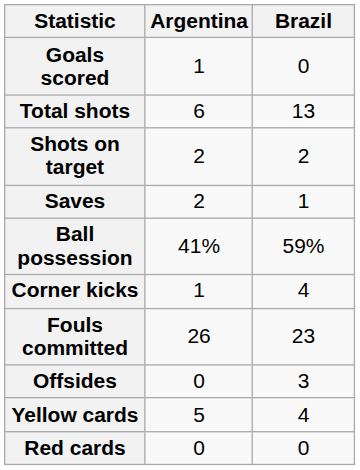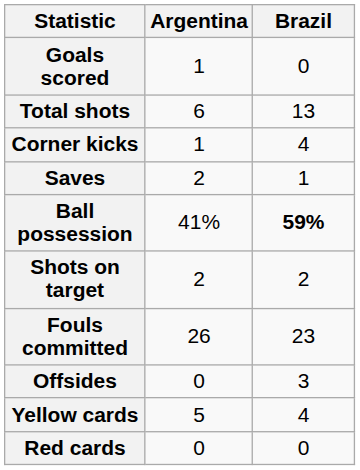rows swapped: (75, 156) <-> (75, 291)
(303, 246) normal -> (303, 222) bold
